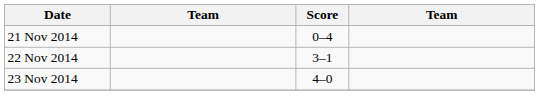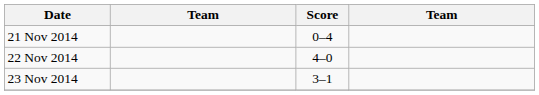(322, 57) 3–1 -> (322, 57) 4–0
(322, 79) 4–0 -> (322, 79) 3–1
